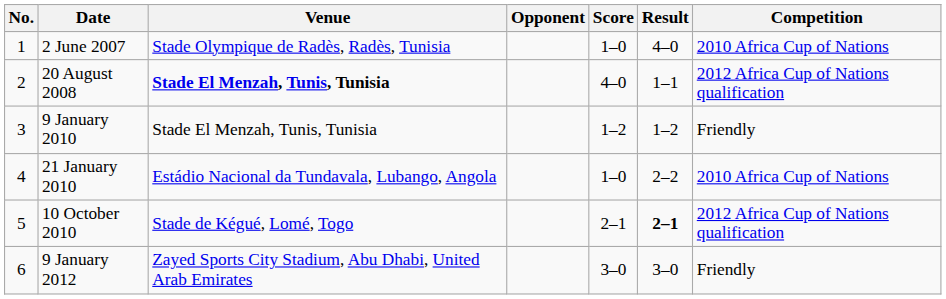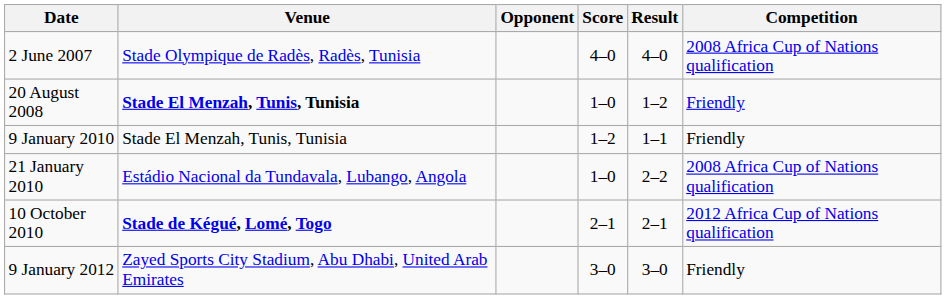- column: (21, 18)
(613, 45) 1–0 -> (603, 55) 4–0
(793, 45) 2010 Africa Cup of Nations -> (782, 55) 2008 Africa Cup of Nations qualification
(613, 82) 4–0 -> (603, 102) 1–0
(665, 82) 1–1 -> (655, 102) 1–2
(793, 82) 2012 Africa Cup of Nations qualification -> (716, 102) Friendly
(665, 129) 1–2 -> (655, 139) 1–1
(793, 176) 2010 Africa Cup of Nations -> (782, 176) 2008 Africa Cup of Nations qualification
(253, 223) normal -> (227, 223) bold
(665, 223) bold -> (655, 223) normal
